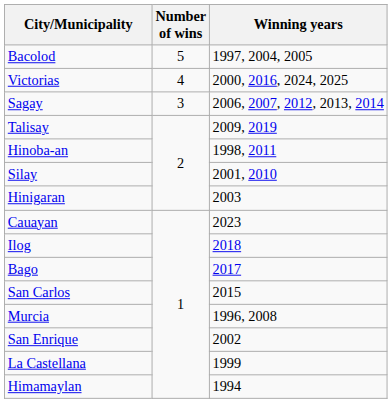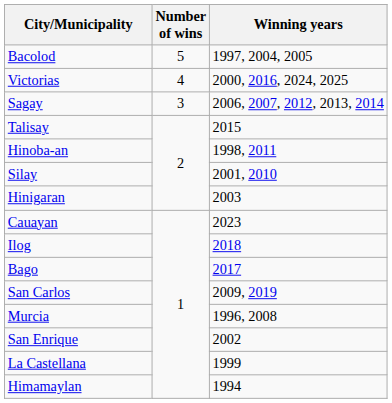(245, 127) 2009, 2019 -> (227, 127) 2015
(227, 292) 2015 -> (245, 292) 2009, 2019
